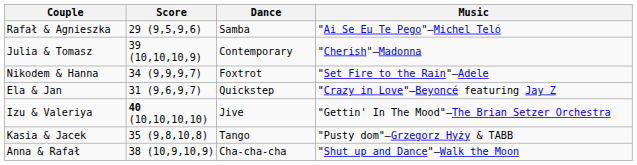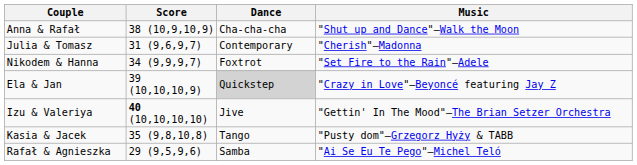rows swapped: (59, 29) <-> (43, 152)
(165, 52) 39 (10,10,10,9) -> (165, 46) 31 (9,6,9,7)
(165, 90) 31 (9,6,9,7) -> (165, 85) 39 (10,10,10,9)
(247, 90) no background -> (247, 85) lightgrey background
